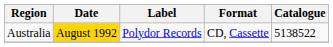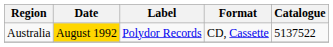(295, 32) 5138522 -> (295, 32) 5137522
